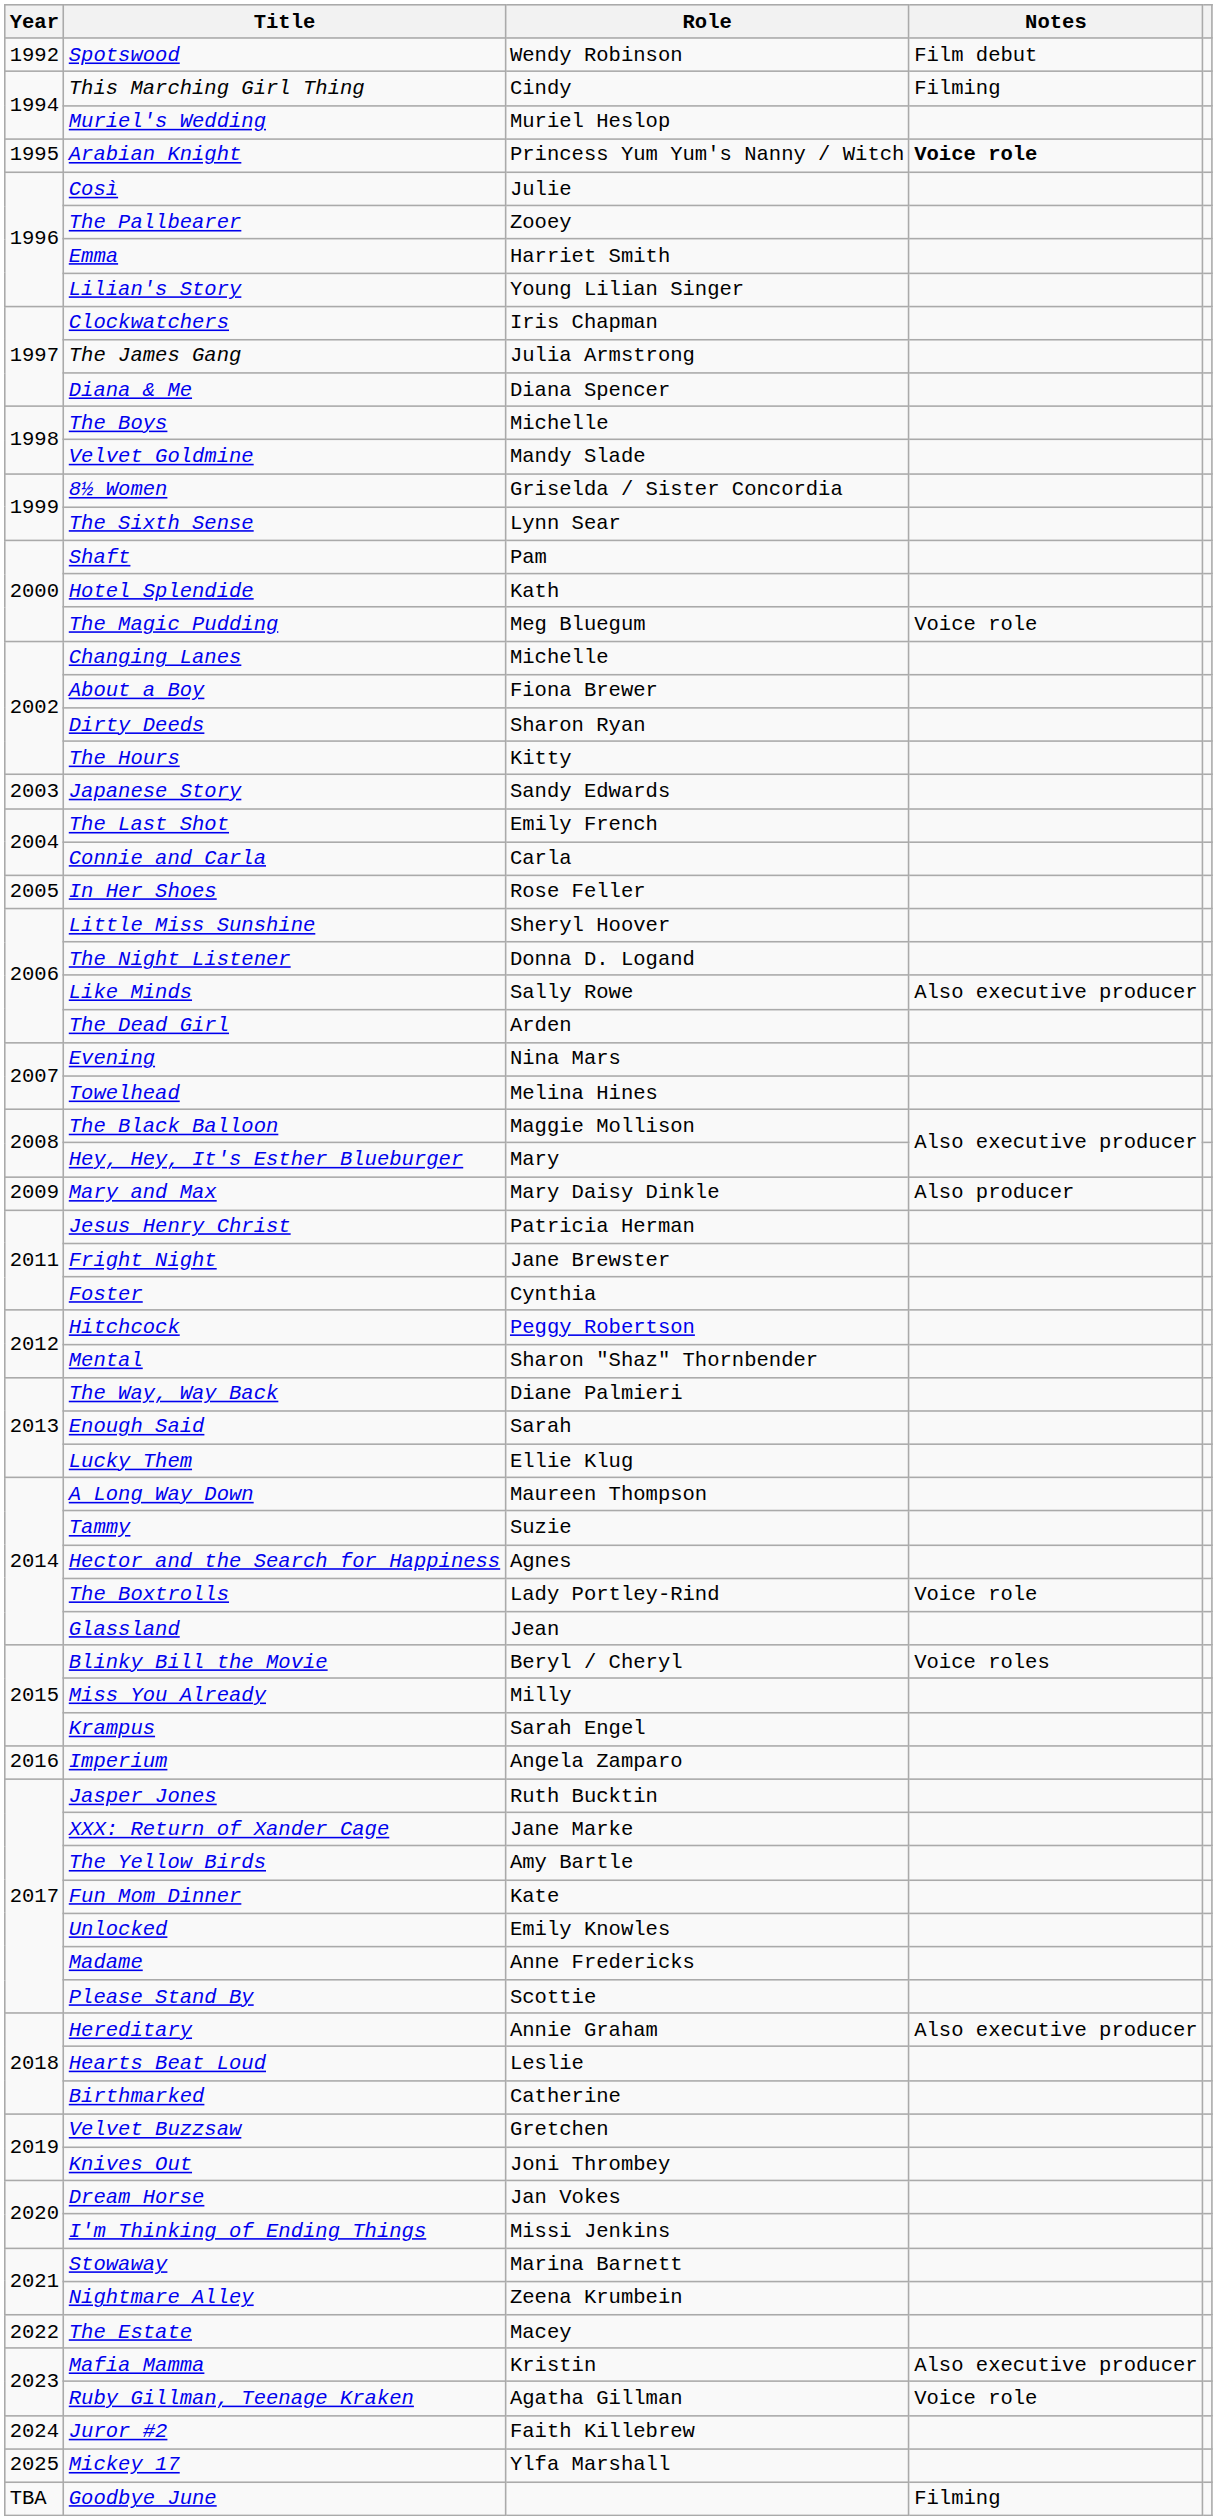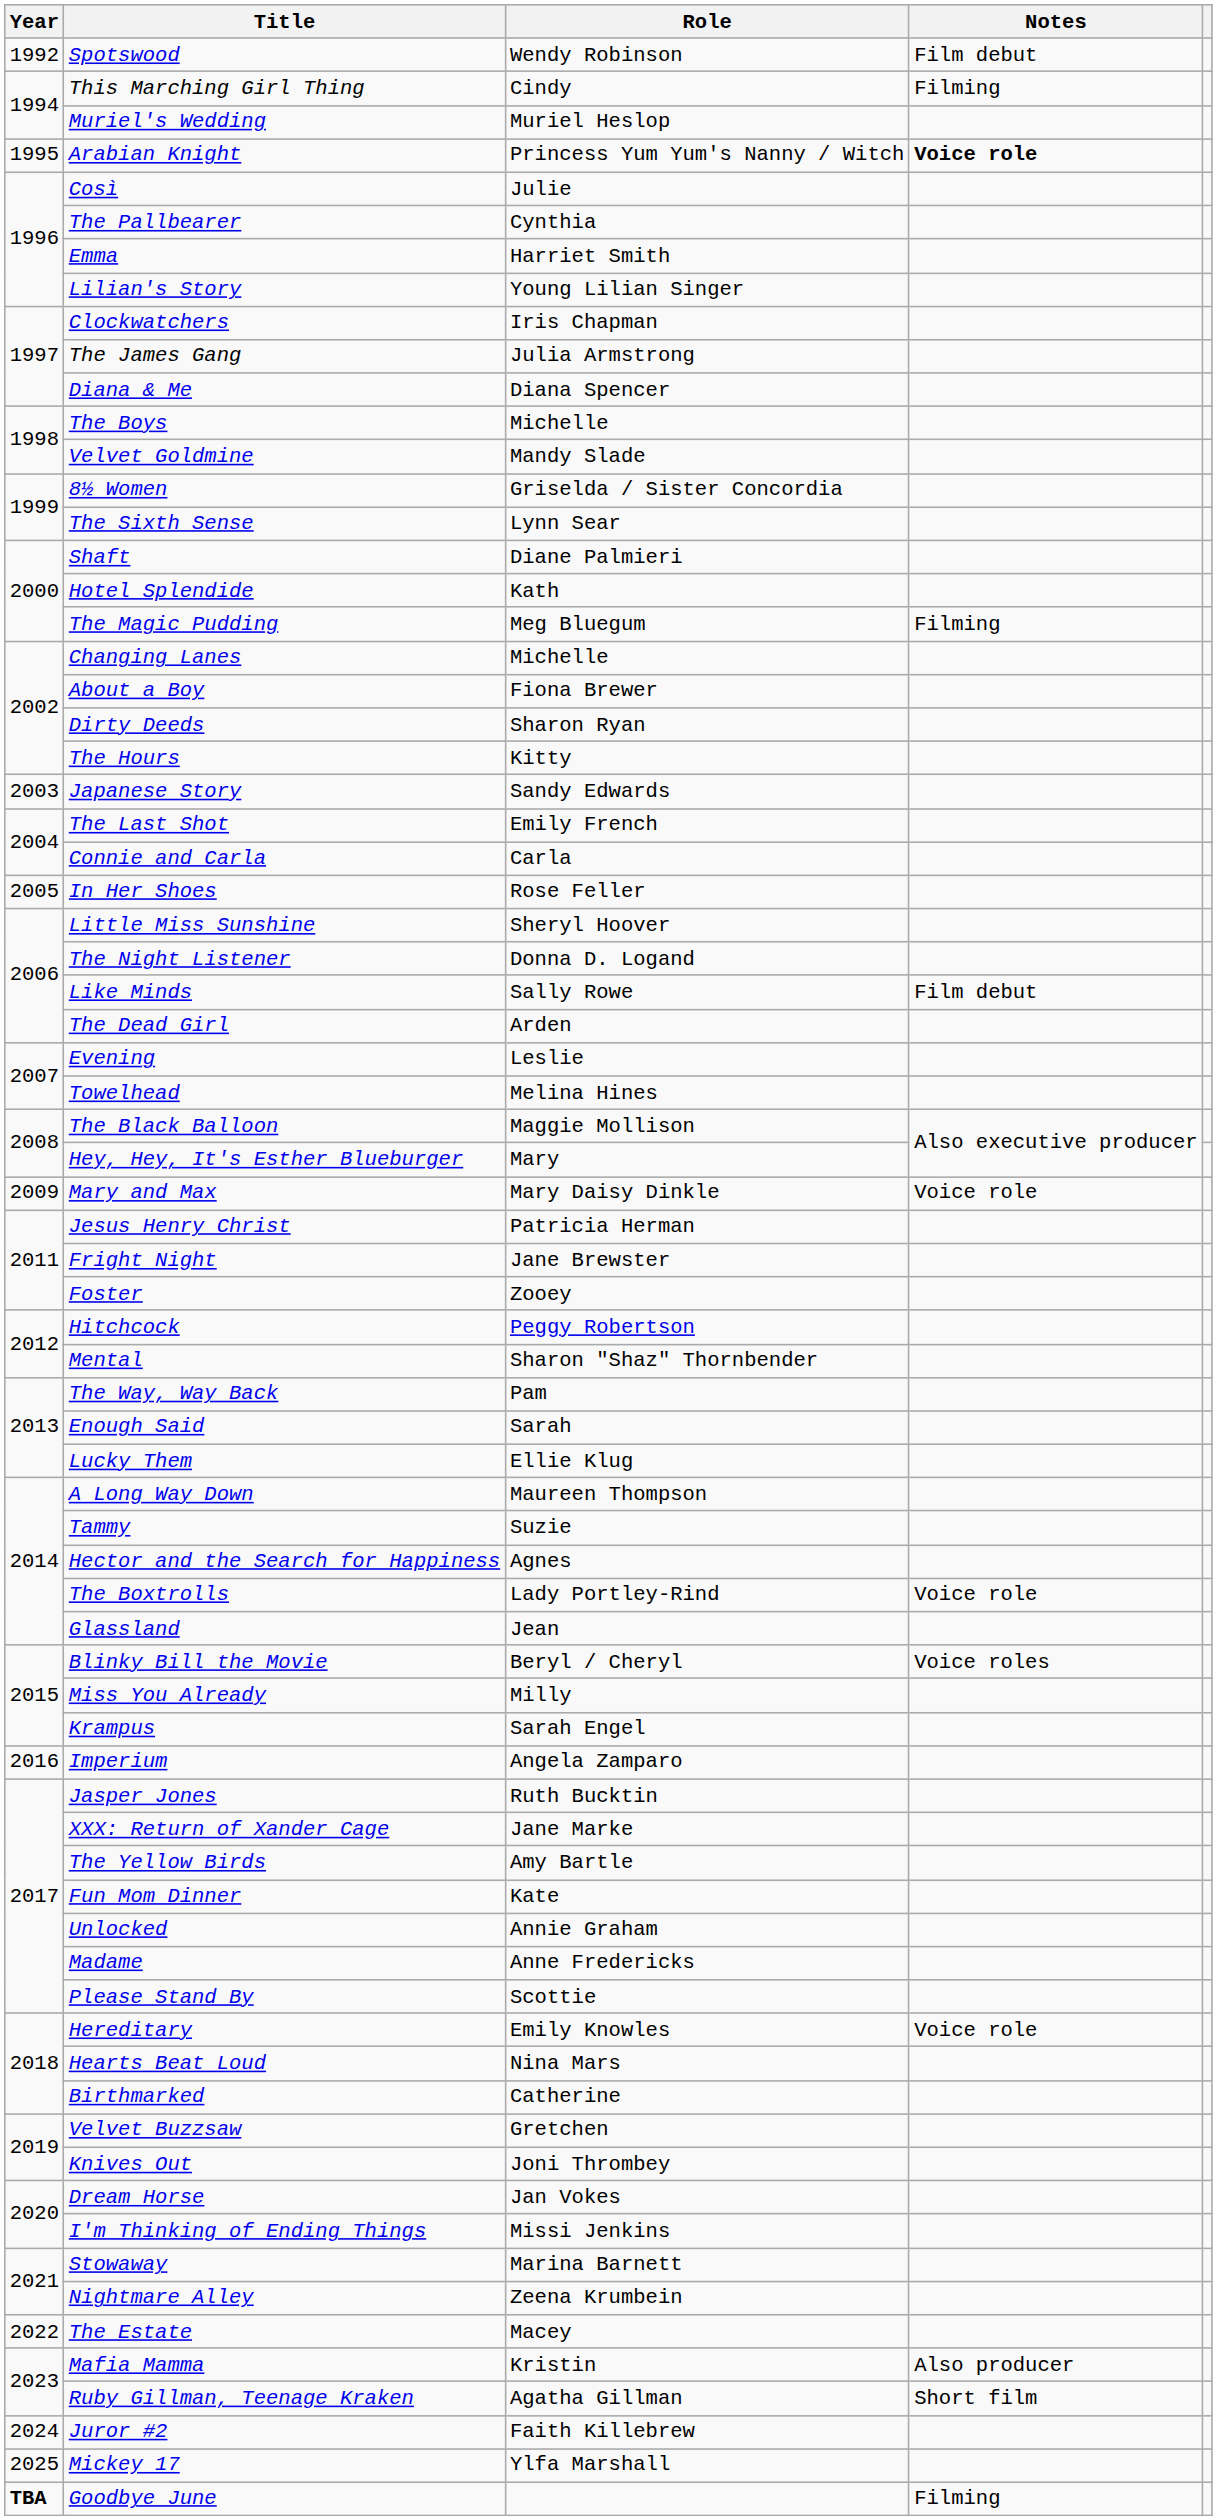(541, 222) Zooey -> (553, 222) Cynthia
(528, 557) Pam -> (596, 557) Diane Palmieri
(976, 624) Voice role -> (957, 624) Filming
(1056, 992) Also executive producer -> (976, 992) Film debut
(565, 1059) Nina Mars -> (547, 1059) Leslie
(994, 1193) Also producer -> (976, 1193) Voice role
(553, 1294) Cynthia -> (541, 1294) Zooey
(596, 1394) Diane Palmieri -> (528, 1394) Pam
(590, 1930) Emily Knowles -> (584, 1930) Annie Graham
(584, 2030) Annie Graham -> (590, 2030) Emily Knowles
(1056, 2030) Also executive producer -> (976, 2030) Voice role
(547, 2064) Leslie -> (565, 2064) Nina Mars
(1056, 2365) Also executive producer -> (994, 2365) Also producer
(976, 2398) Voice role -> (976, 2398) Short film
(28, 2499) normal -> (28, 2499) bold
